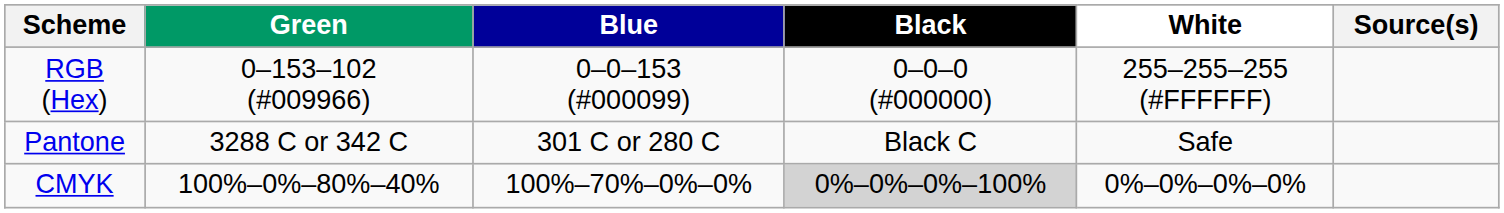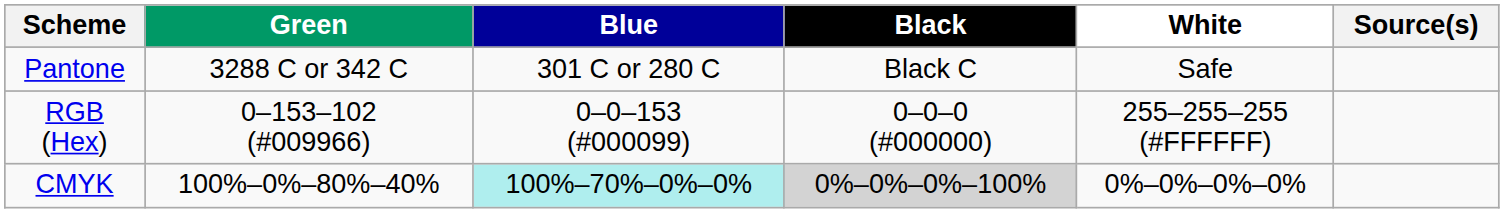rows swapped: (75, 142) <-> (75, 84)
(629, 185) no background -> (629, 185) paleturquoise background
